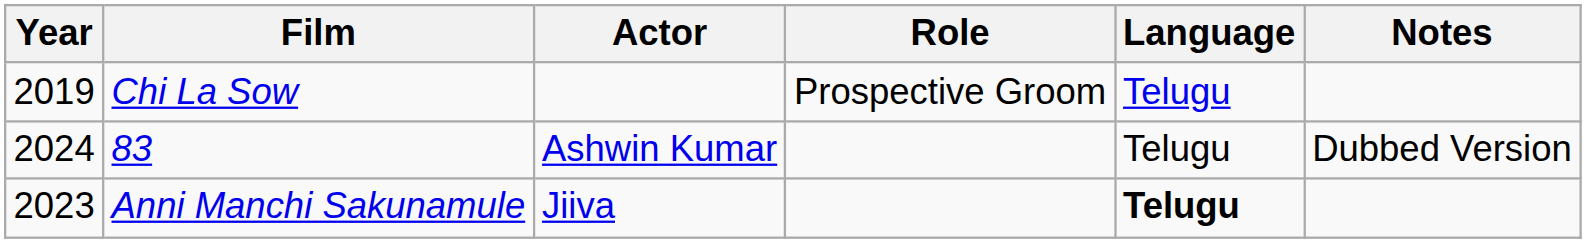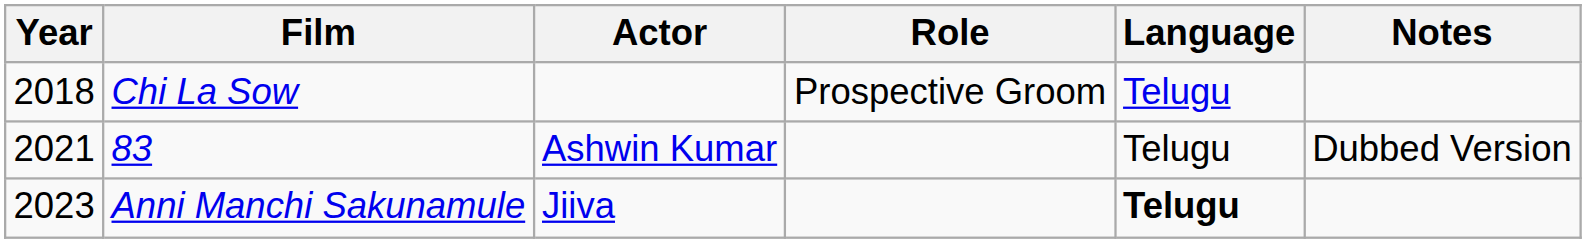(54, 91) 2019 -> (54, 91) 2018
(54, 149) 2024 -> (54, 149) 2021
